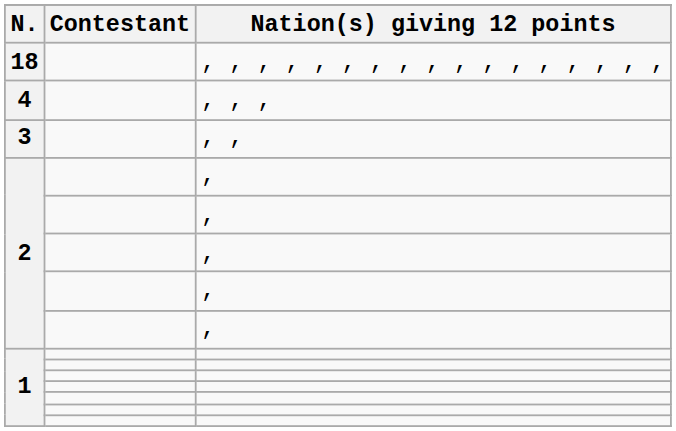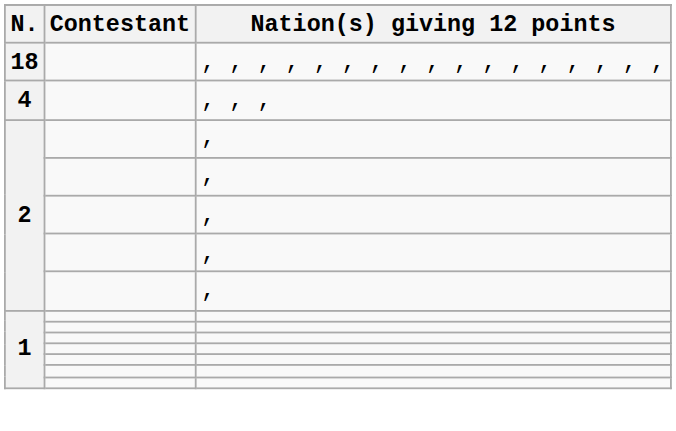- row: (25, 138)
